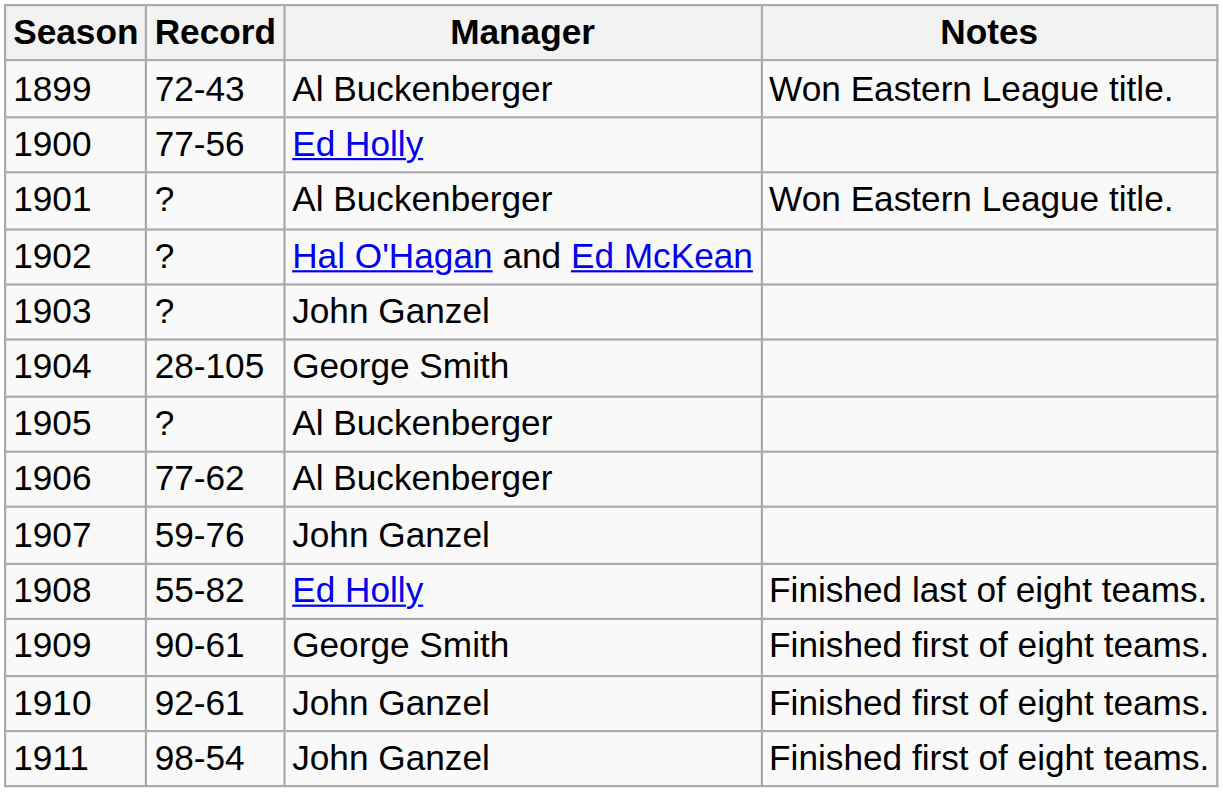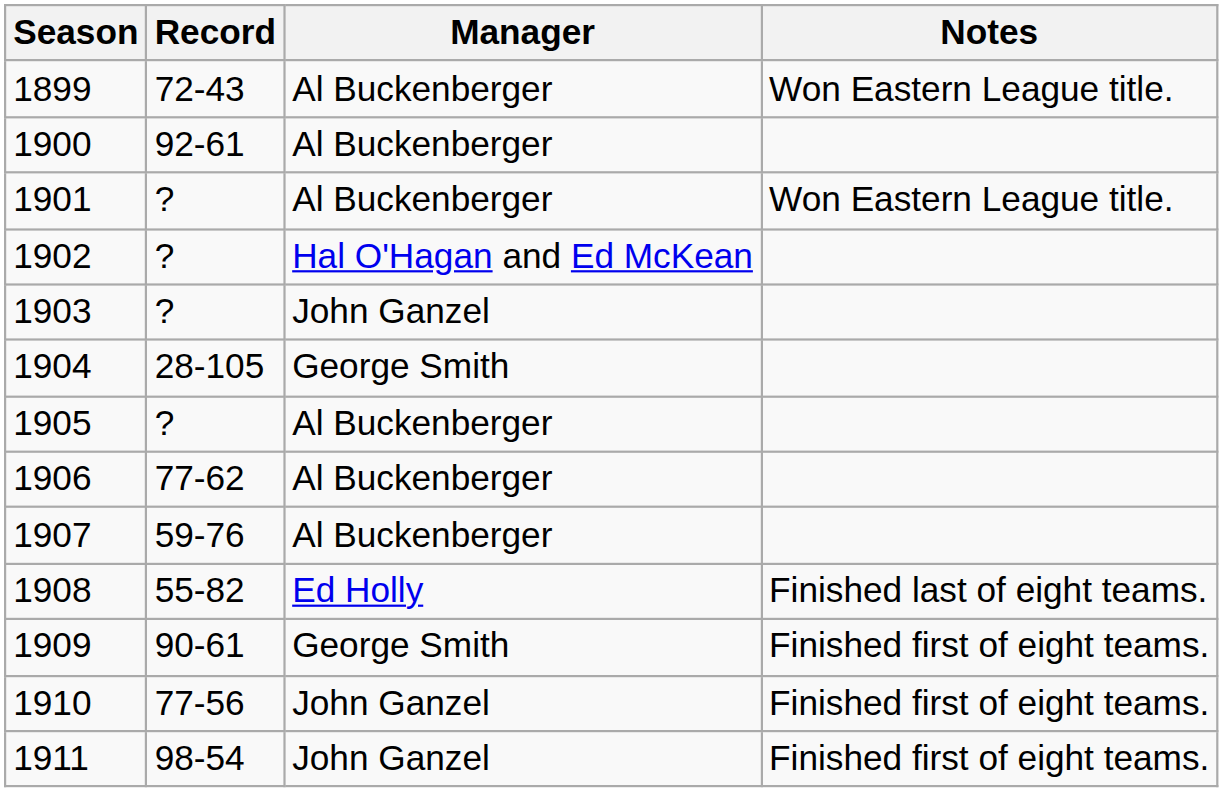(200, 144) 77-56 -> (200, 144) 92-61
(358, 144) Ed Holly -> (422, 144) Al Buckenberger
(391, 534) John Ganzel -> (422, 534) Al Buckenberger
(200, 702) 92-61 -> (200, 702) 77-56
